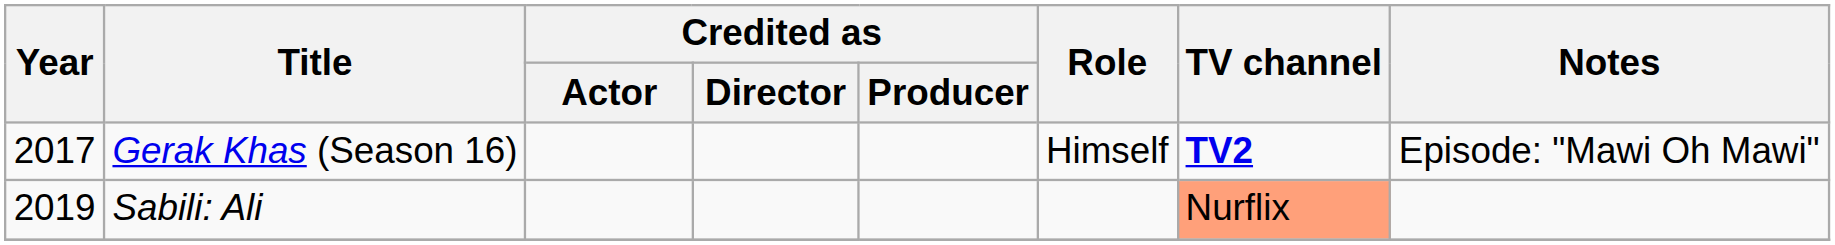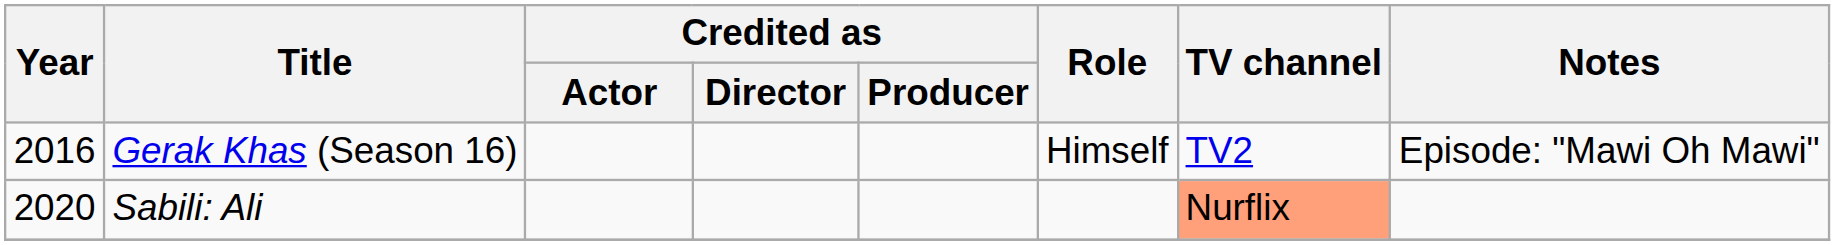(55, 150) 2017 -> (55, 150) 2016
(1219, 150) bold -> (1219, 150) normal
(55, 208) 2019 -> (55, 208) 2020
